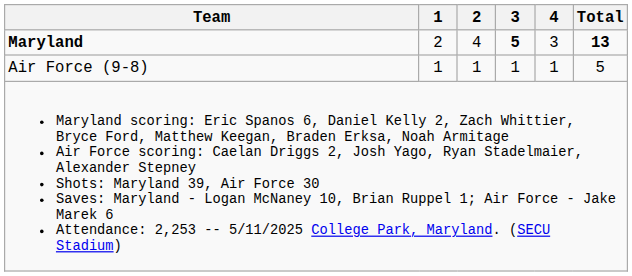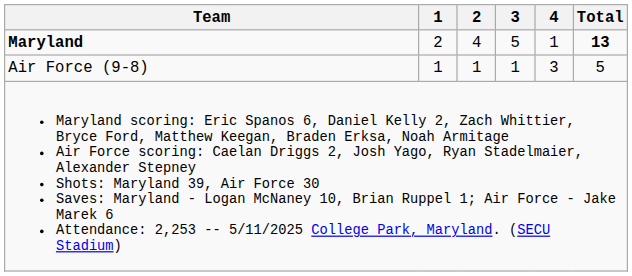(515, 43) bold -> (515, 43) normal
(554, 43) 3 -> (554, 43) 1
(554, 68) 1 -> (554, 68) 3
